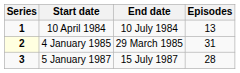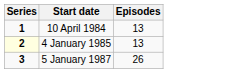- column: (149, 12)
(210, 44) 31 -> (138, 44) 13
(210, 60) 28 -> (138, 60) 26
